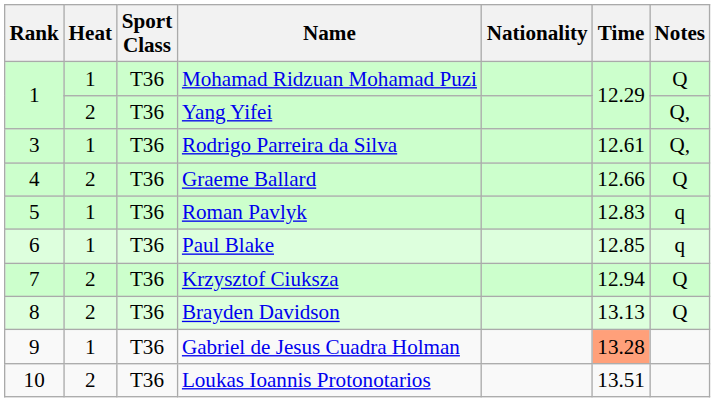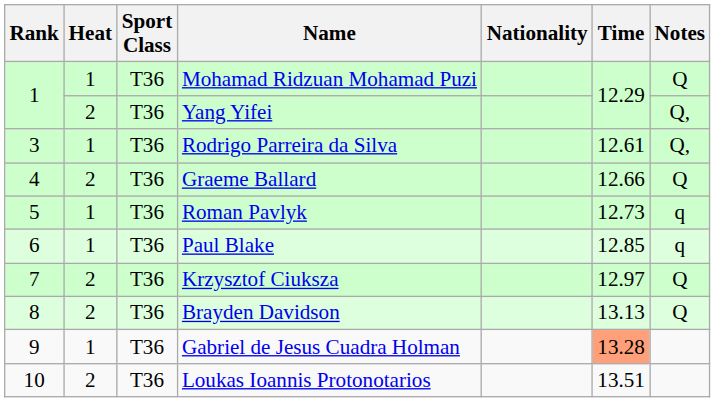(621, 212) 12.83 -> (621, 212) 12.73
(621, 279) 12.94 -> (621, 279) 12.97
